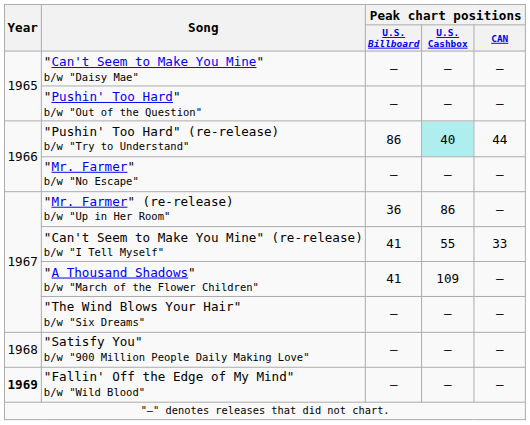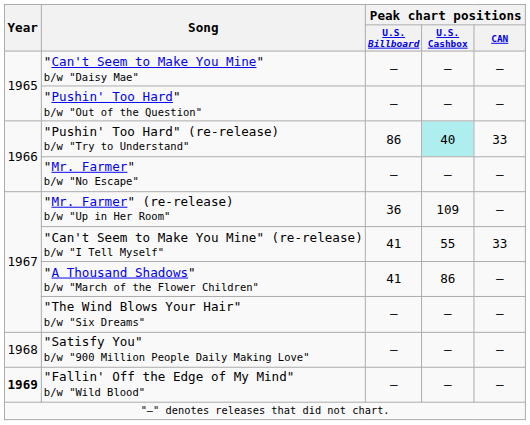(500, 139) 44 -> (500, 139) 33
(448, 209) 86 -> (448, 209) 109
(448, 279) 109 -> (448, 279) 86
